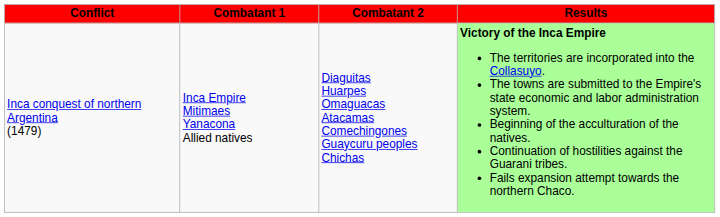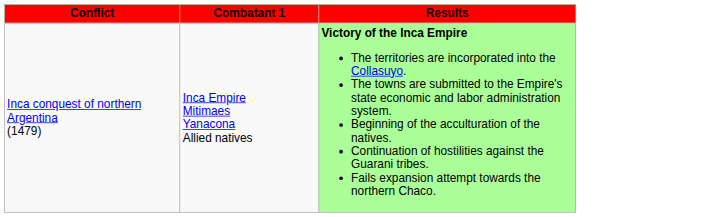- column: (388, 13)
